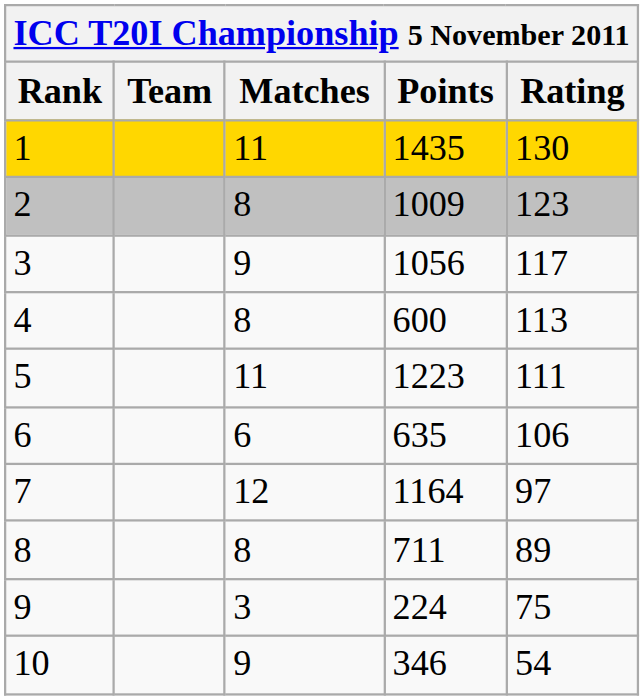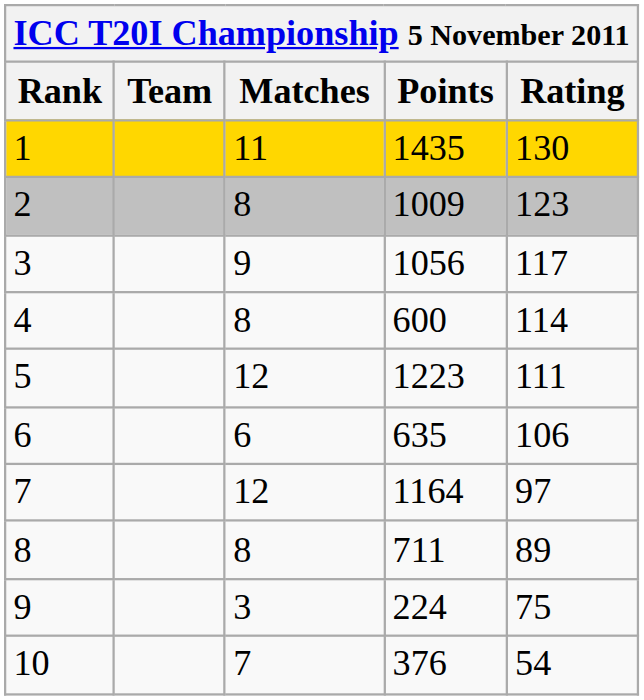(542, 319) 113 -> (542, 319) 114
(251, 377) 11 -> (251, 377) 12
(242, 663) 9 -> (242, 663) 7
(420, 663) 346 -> (420, 663) 376
